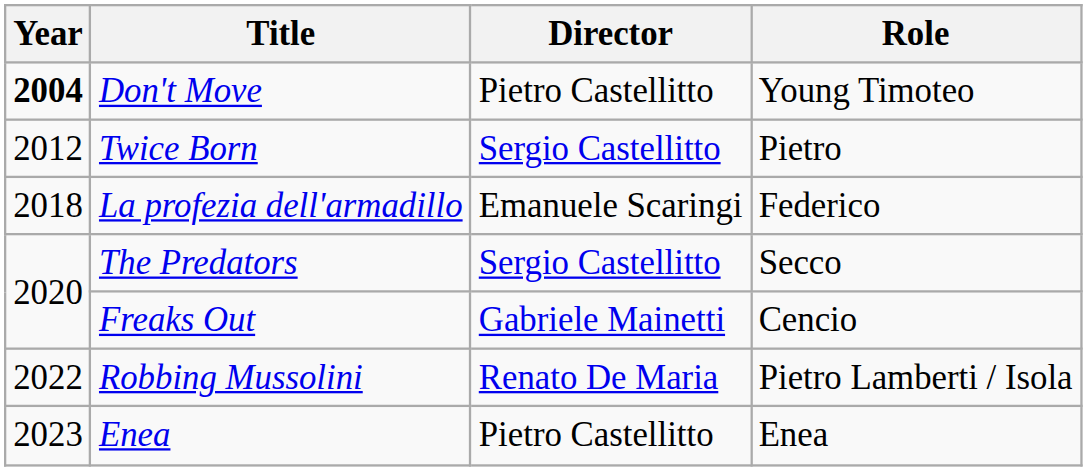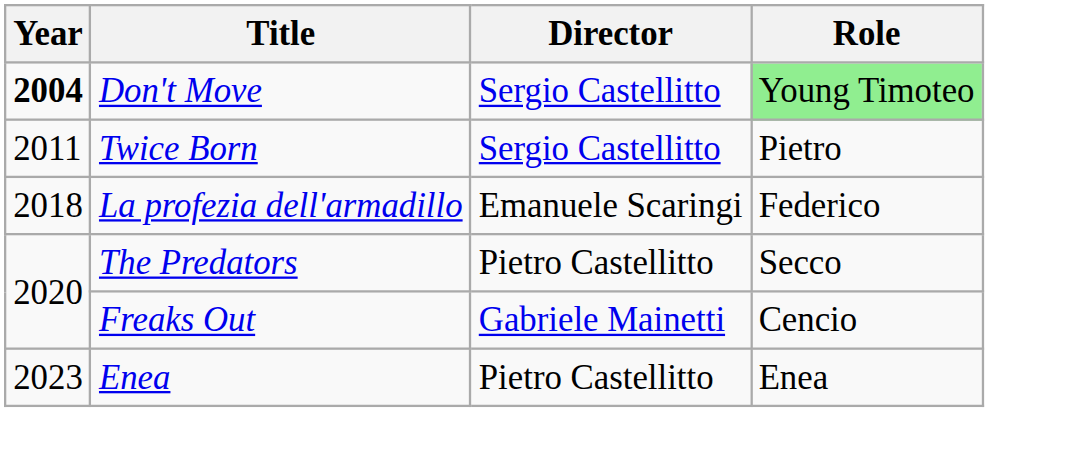(596, 90) Pietro Castellitto -> (600, 90) Sergio Castellitto
(867, 90) no background -> (867, 90) lightgreen background
(48, 148) 2012 -> (47, 148) 2011
(600, 262) Sergio Castellitto -> (596, 262) Pietro Castellitto
- row: (231, 377)
